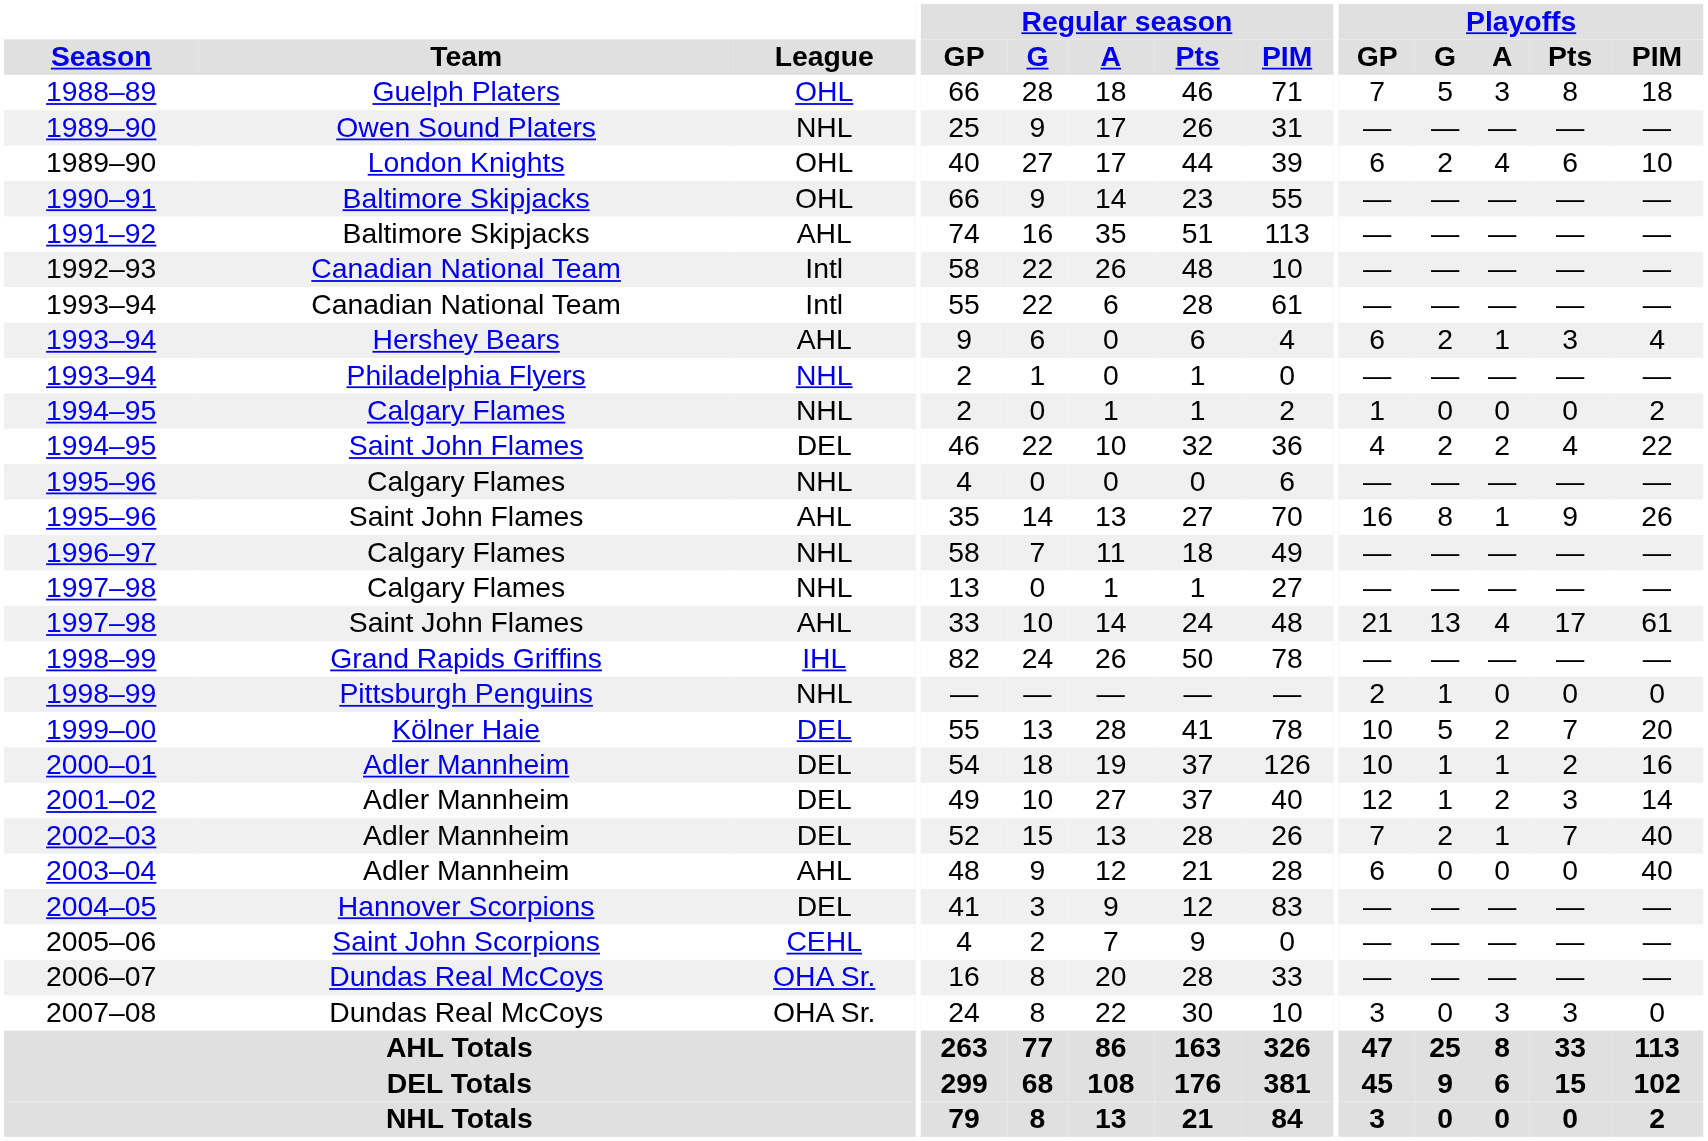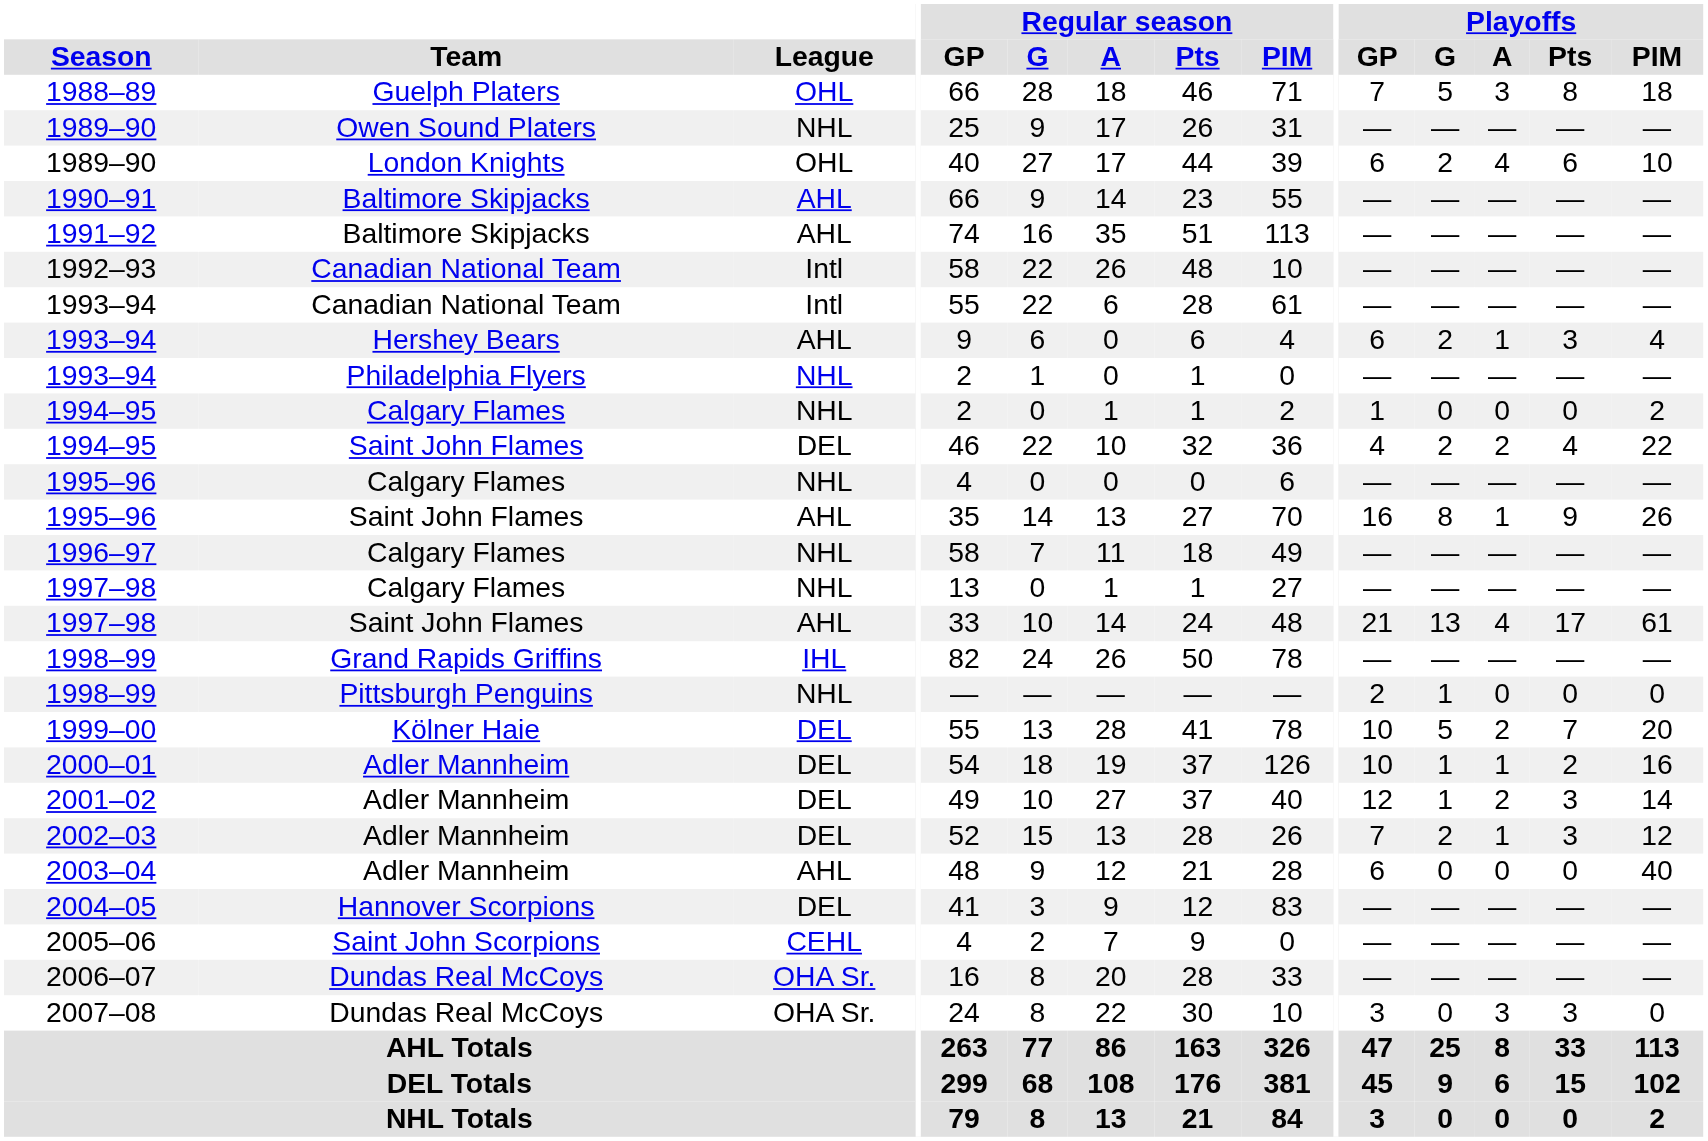(824, 198) OHL -> (824, 198) AHL
(1570, 835) 7 -> (1570, 835) 3
(1657, 835) 40 -> (1657, 835) 12
